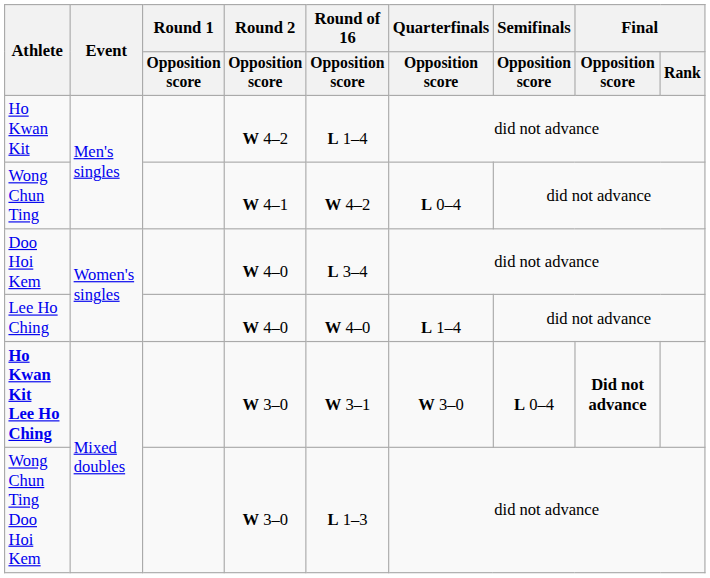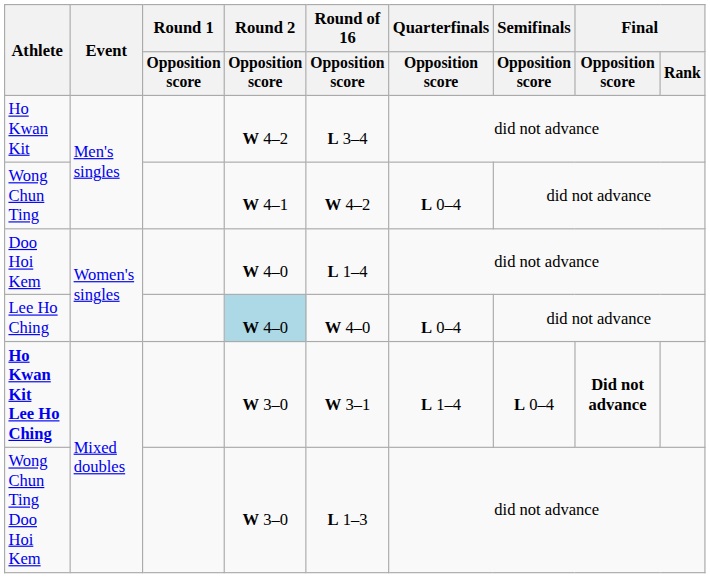(347, 138) L 1–4 -> (347, 138) L 3–4
(347, 271) L 3–4 -> (347, 271) L 1–4
(265, 328) no background -> (265, 328) lightblue background
(441, 328) L 1–4 -> (441, 328) L 0–4
(441, 404) W 3–0 -> (441, 404) L 1–4
